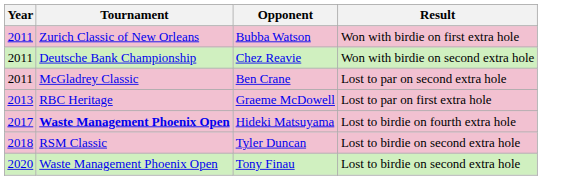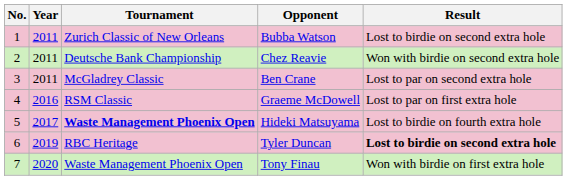+ column: (17, 15)
(430, 36) Won with birdie on first extra hole -> (456, 36) Lost to birdie on second extra hole
(20, 100) 2013 -> (45, 100) 2016
(76, 100) RBC Heritage -> (98, 100) RSM Classic
(20, 143) 2018 -> (45, 143) 2019
(73, 143) RSM Classic -> (101, 143) RBC Heritage
(431, 143) normal -> (461, 143) bold
(431, 164) Lost to birdie on second extra hole -> (455, 164) Won with birdie on first extra hole
